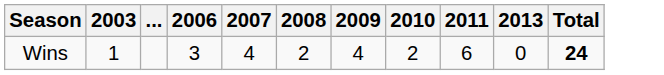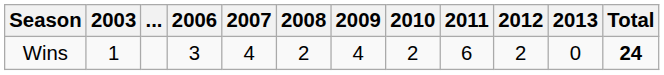+ column: (521, 20)
